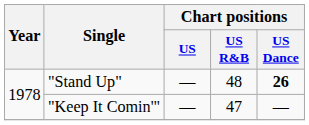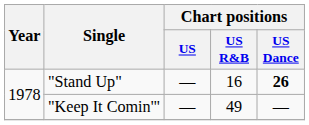(234, 81) 48 -> (234, 81) 16
(234, 107) 47 -> (234, 107) 49
